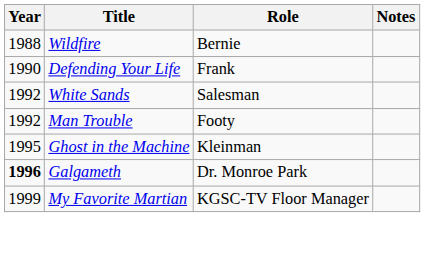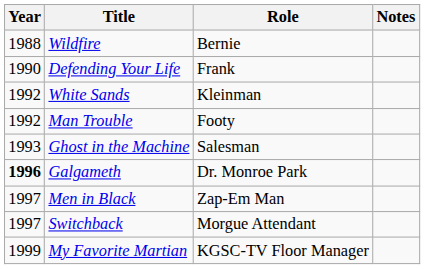(228, 95) Salesman -> (229, 95) Kleinman
(25, 146) 1995 -> (25, 146) 1993
(229, 146) Kleinman -> (228, 146) Salesman
+ row: (92, 198)
+ row: (86, 224)
